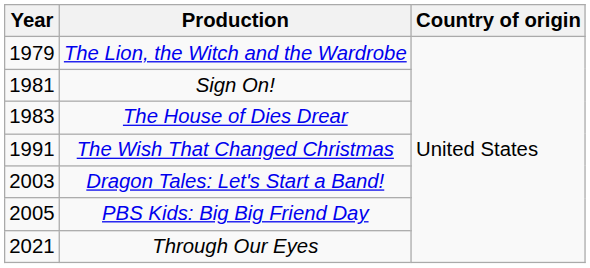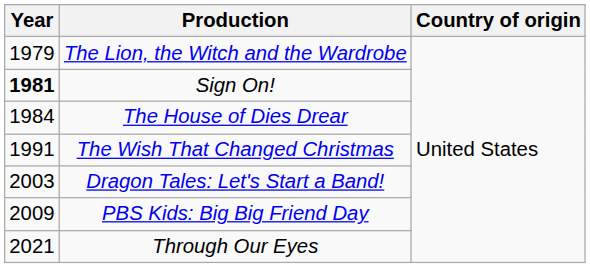(32, 85) normal -> (32, 85) bold
(32, 117) 1983 -> (32, 117) 1984
(32, 213) 2005 -> (32, 213) 2009
